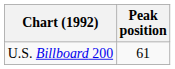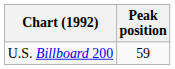(143, 53) 61 -> (143, 53) 59
